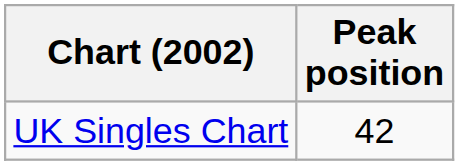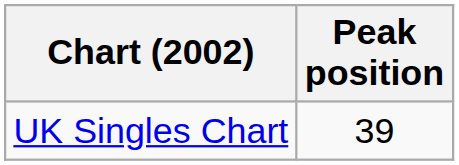(374, 130) 42 -> (374, 130) 39
